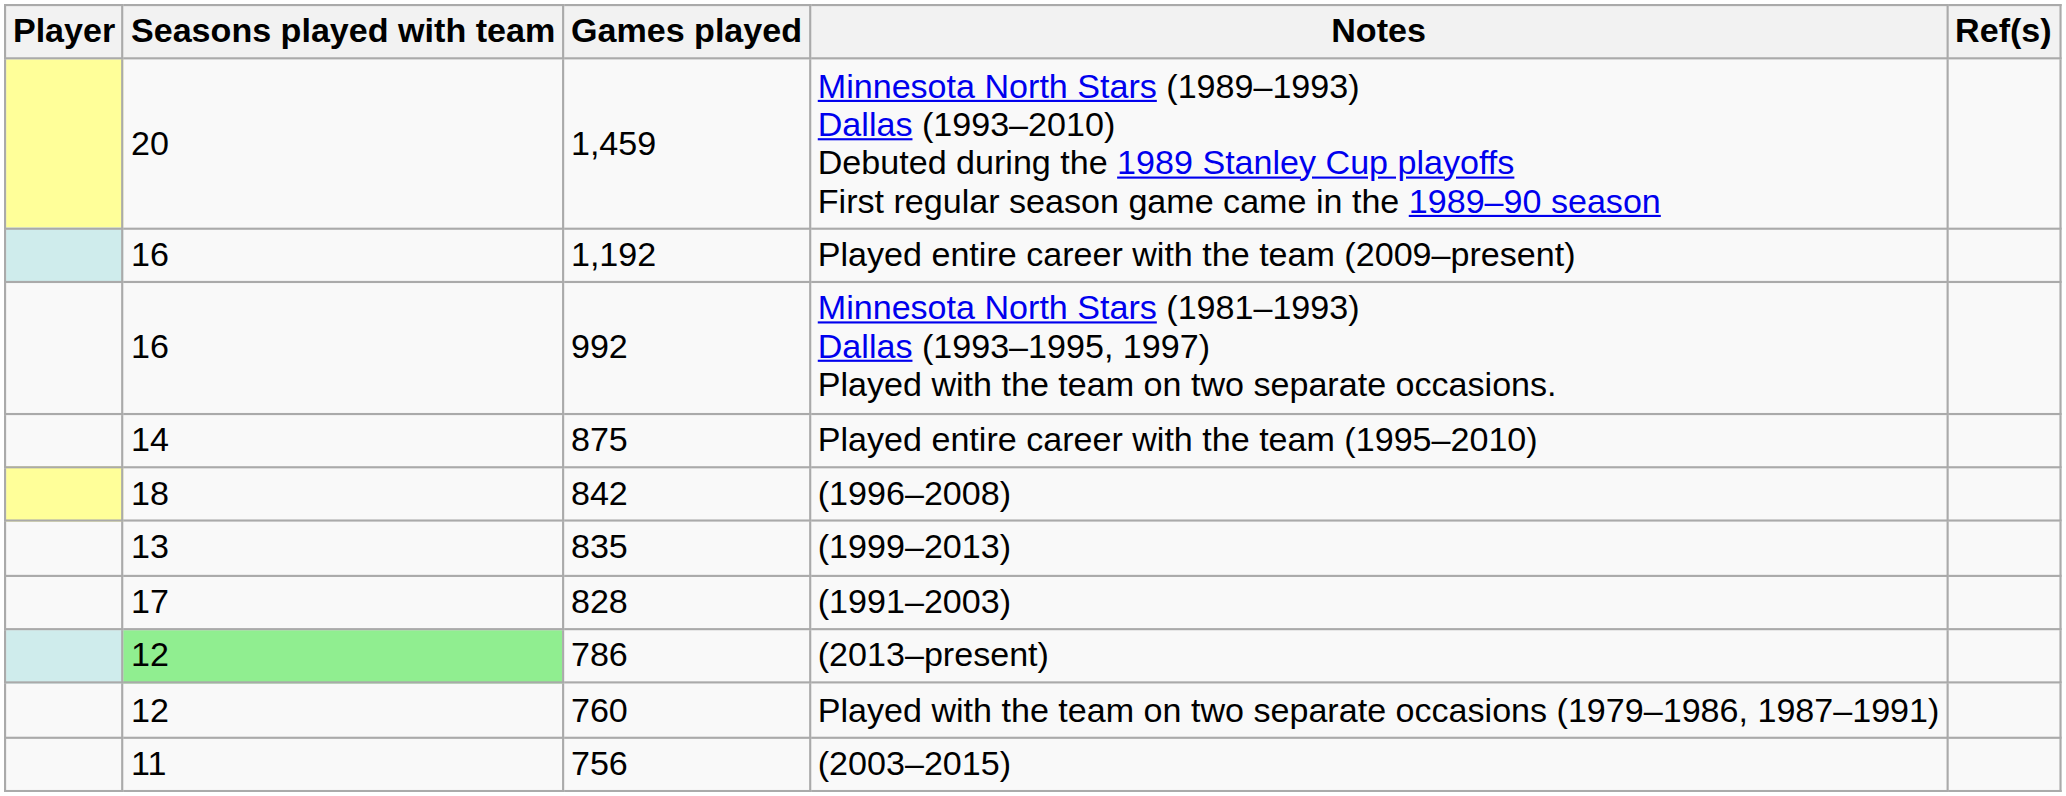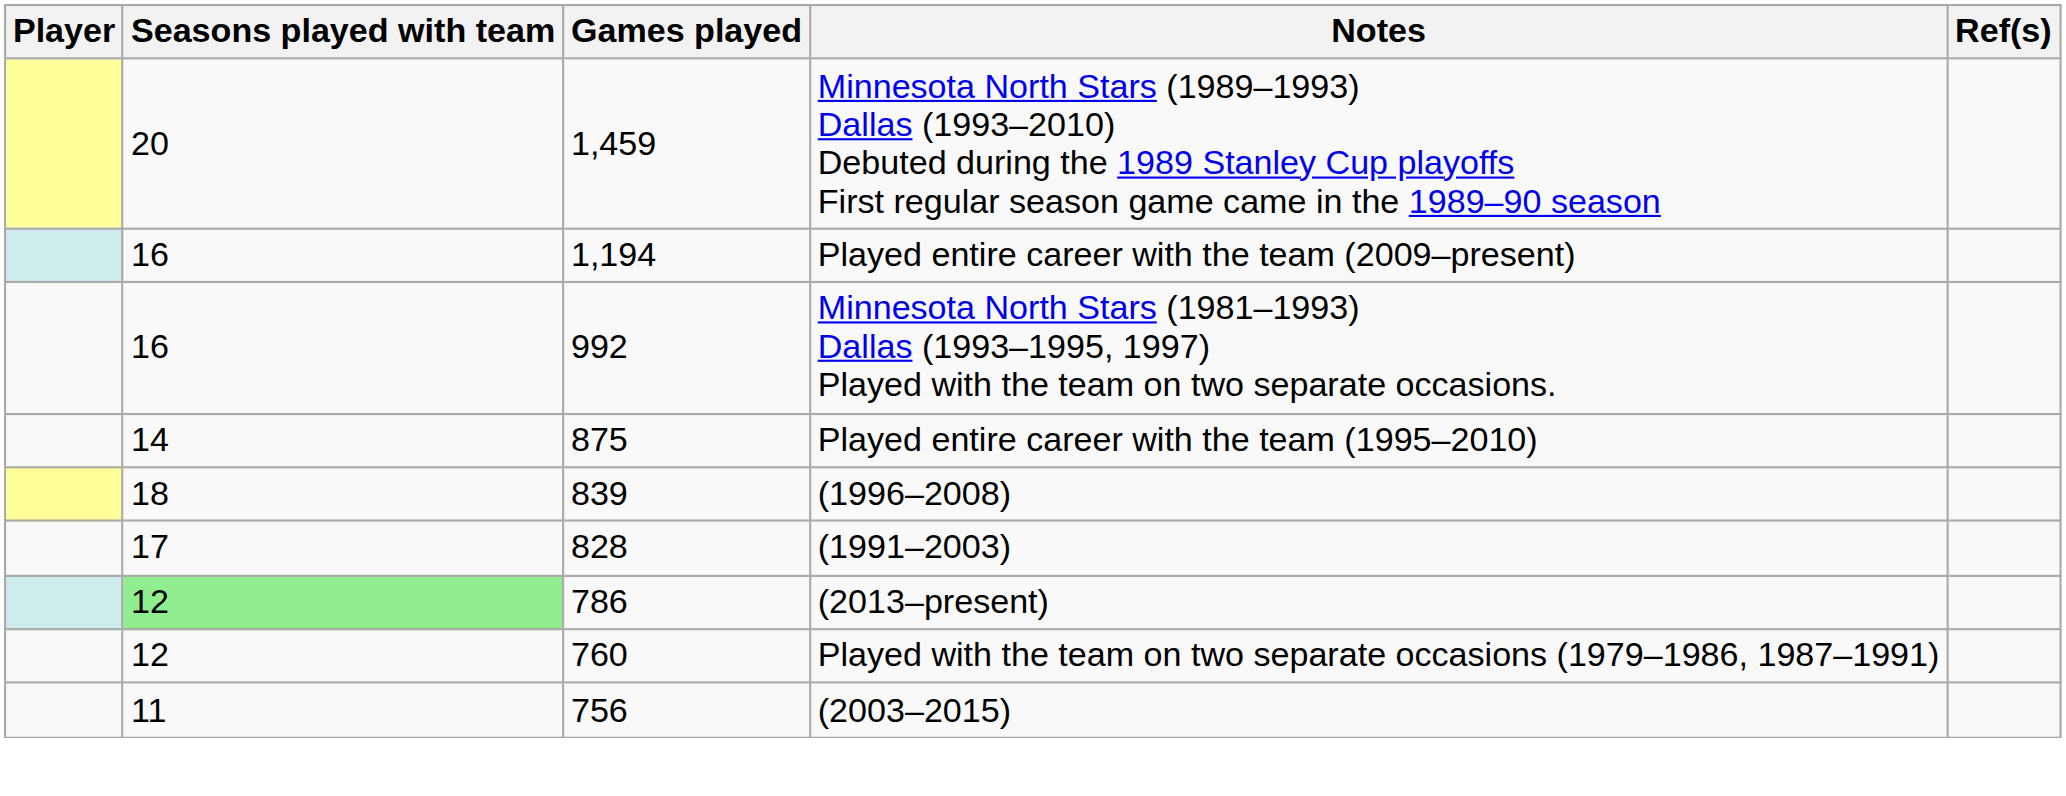(614, 254) 1,192 -> (614, 254) 1,194
(599, 493) 842 -> (599, 493) 839
- row: (914, 547)
